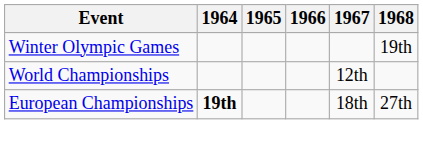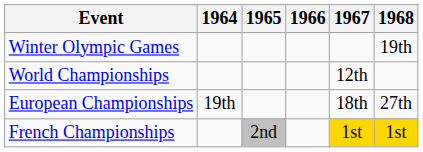(220, 103) bold -> (220, 103) normal
+ row: (92, 132)
